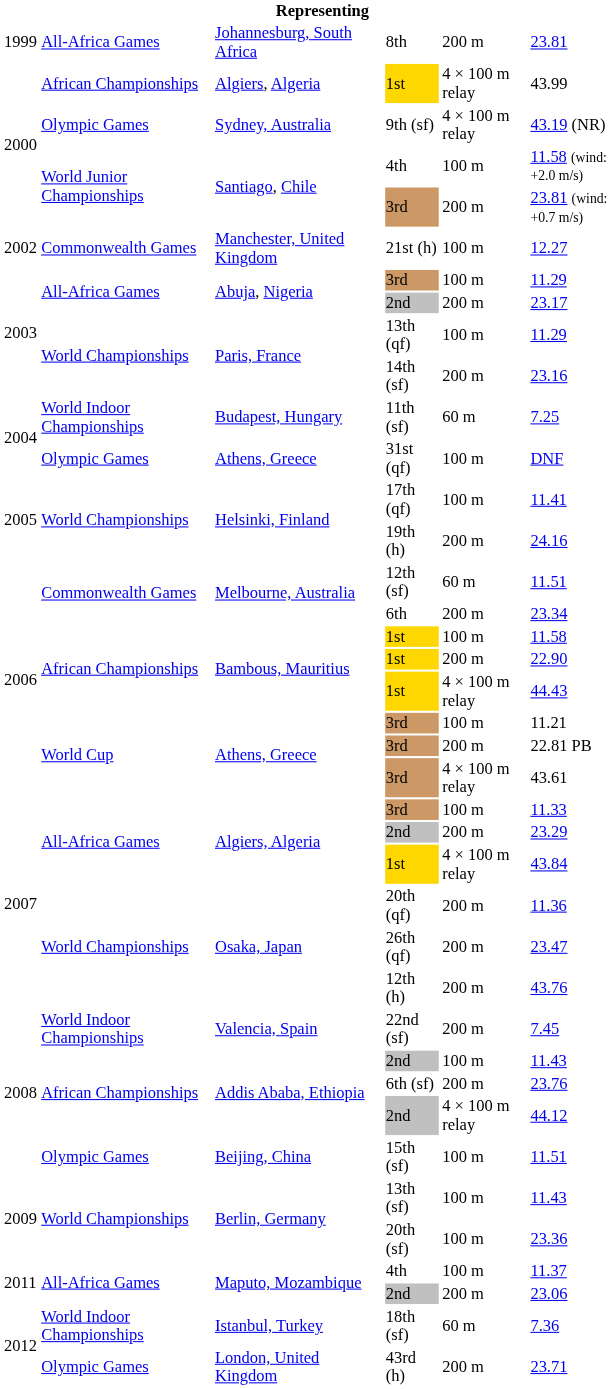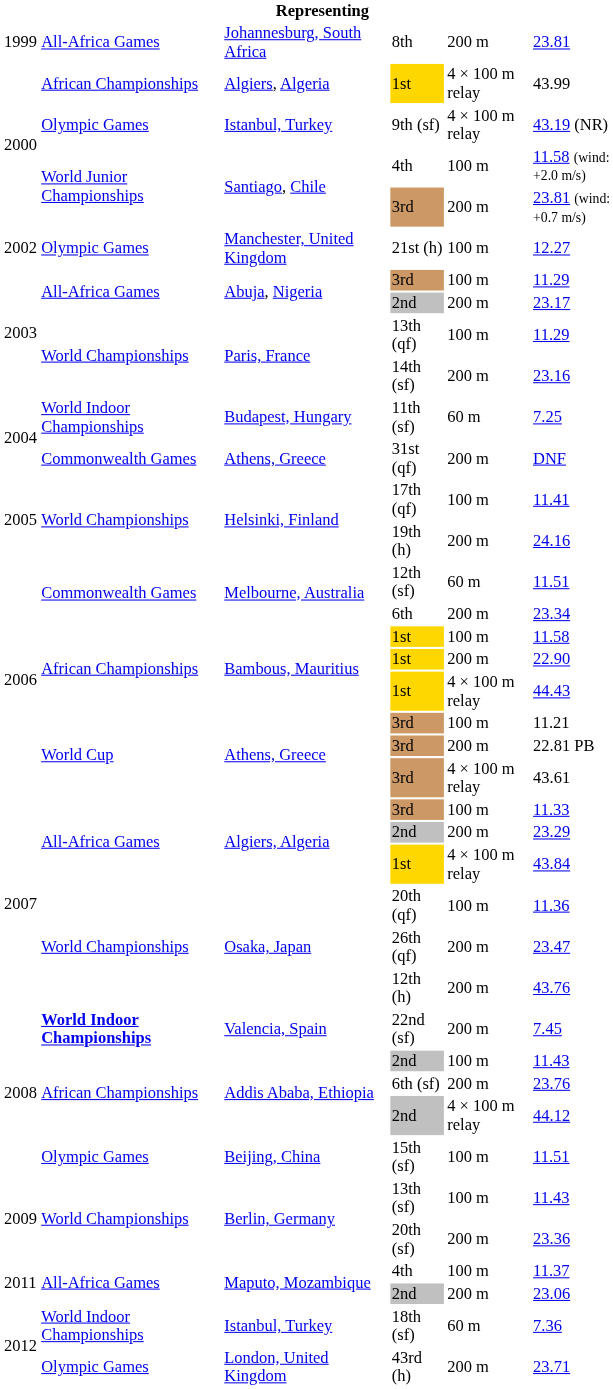(273, 124) Sydney, Australia -> (278, 124) Istanbul, Turkey
(119, 248) Commonwealth Games -> (95, 248) Olympic Games
(95, 458) Olympic Games -> (119, 458) Commonwealth Games
(463, 458) 100 m -> (468, 458) 200 m
(463, 905) 200 m -> (468, 905) 100 m
(92, 1029) normal -> (96, 1029) bold
(463, 1239) 100 m -> (468, 1239) 200 m
